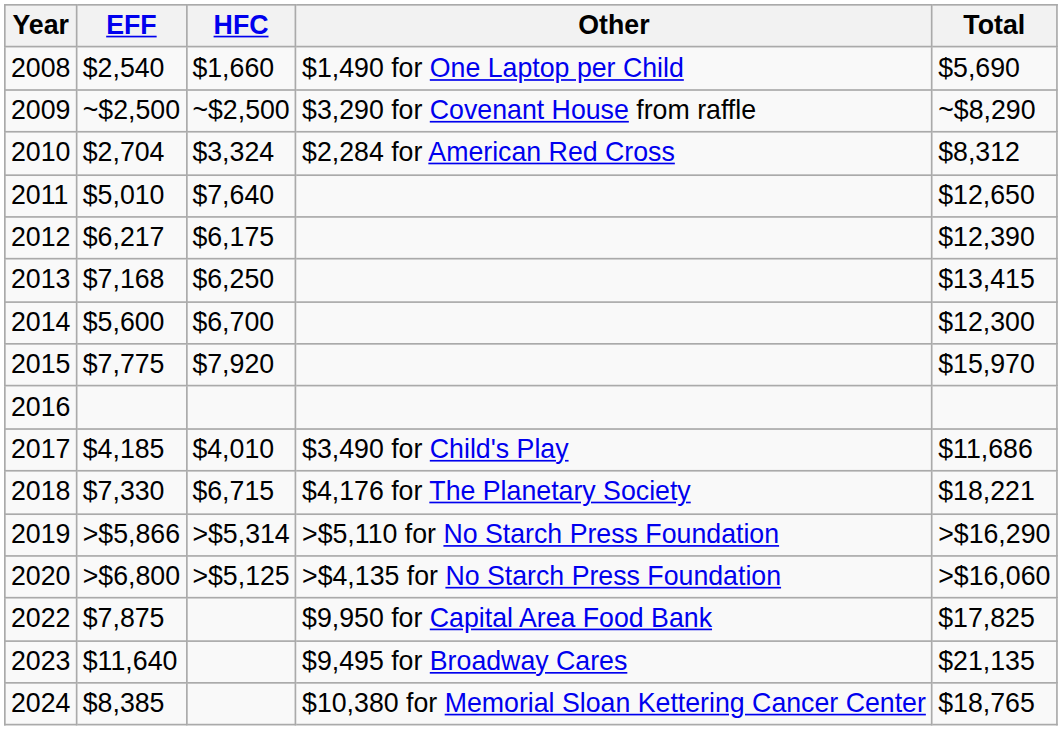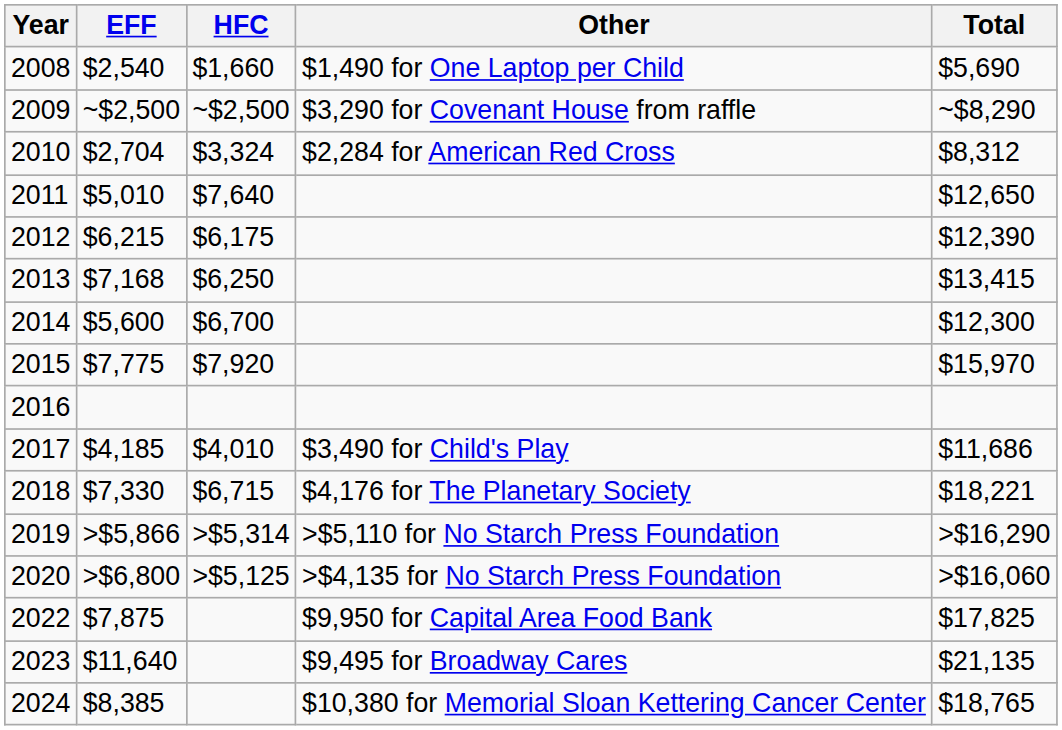(124, 237) $6,217 -> (124, 237) $6,215
